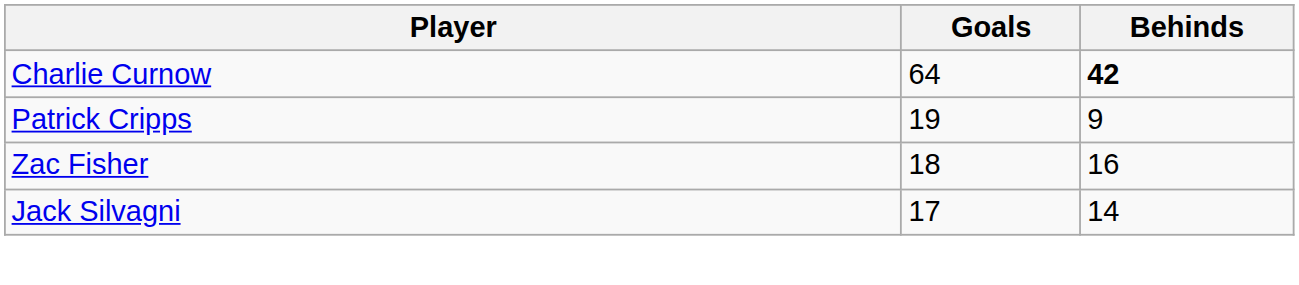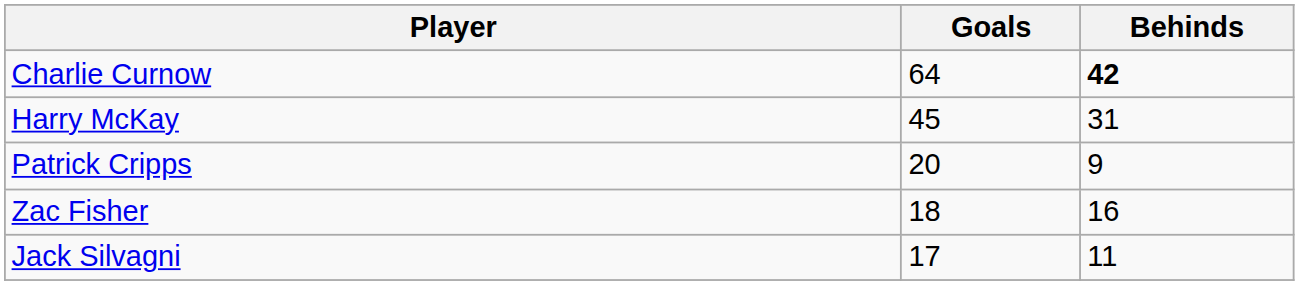+ row: (95, 119)
(924, 119) 19 -> (924, 165) 20
(1103, 211) 14 -> (1102, 257) 11
